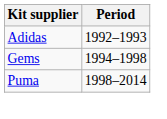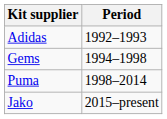+ row: (20, 102)
